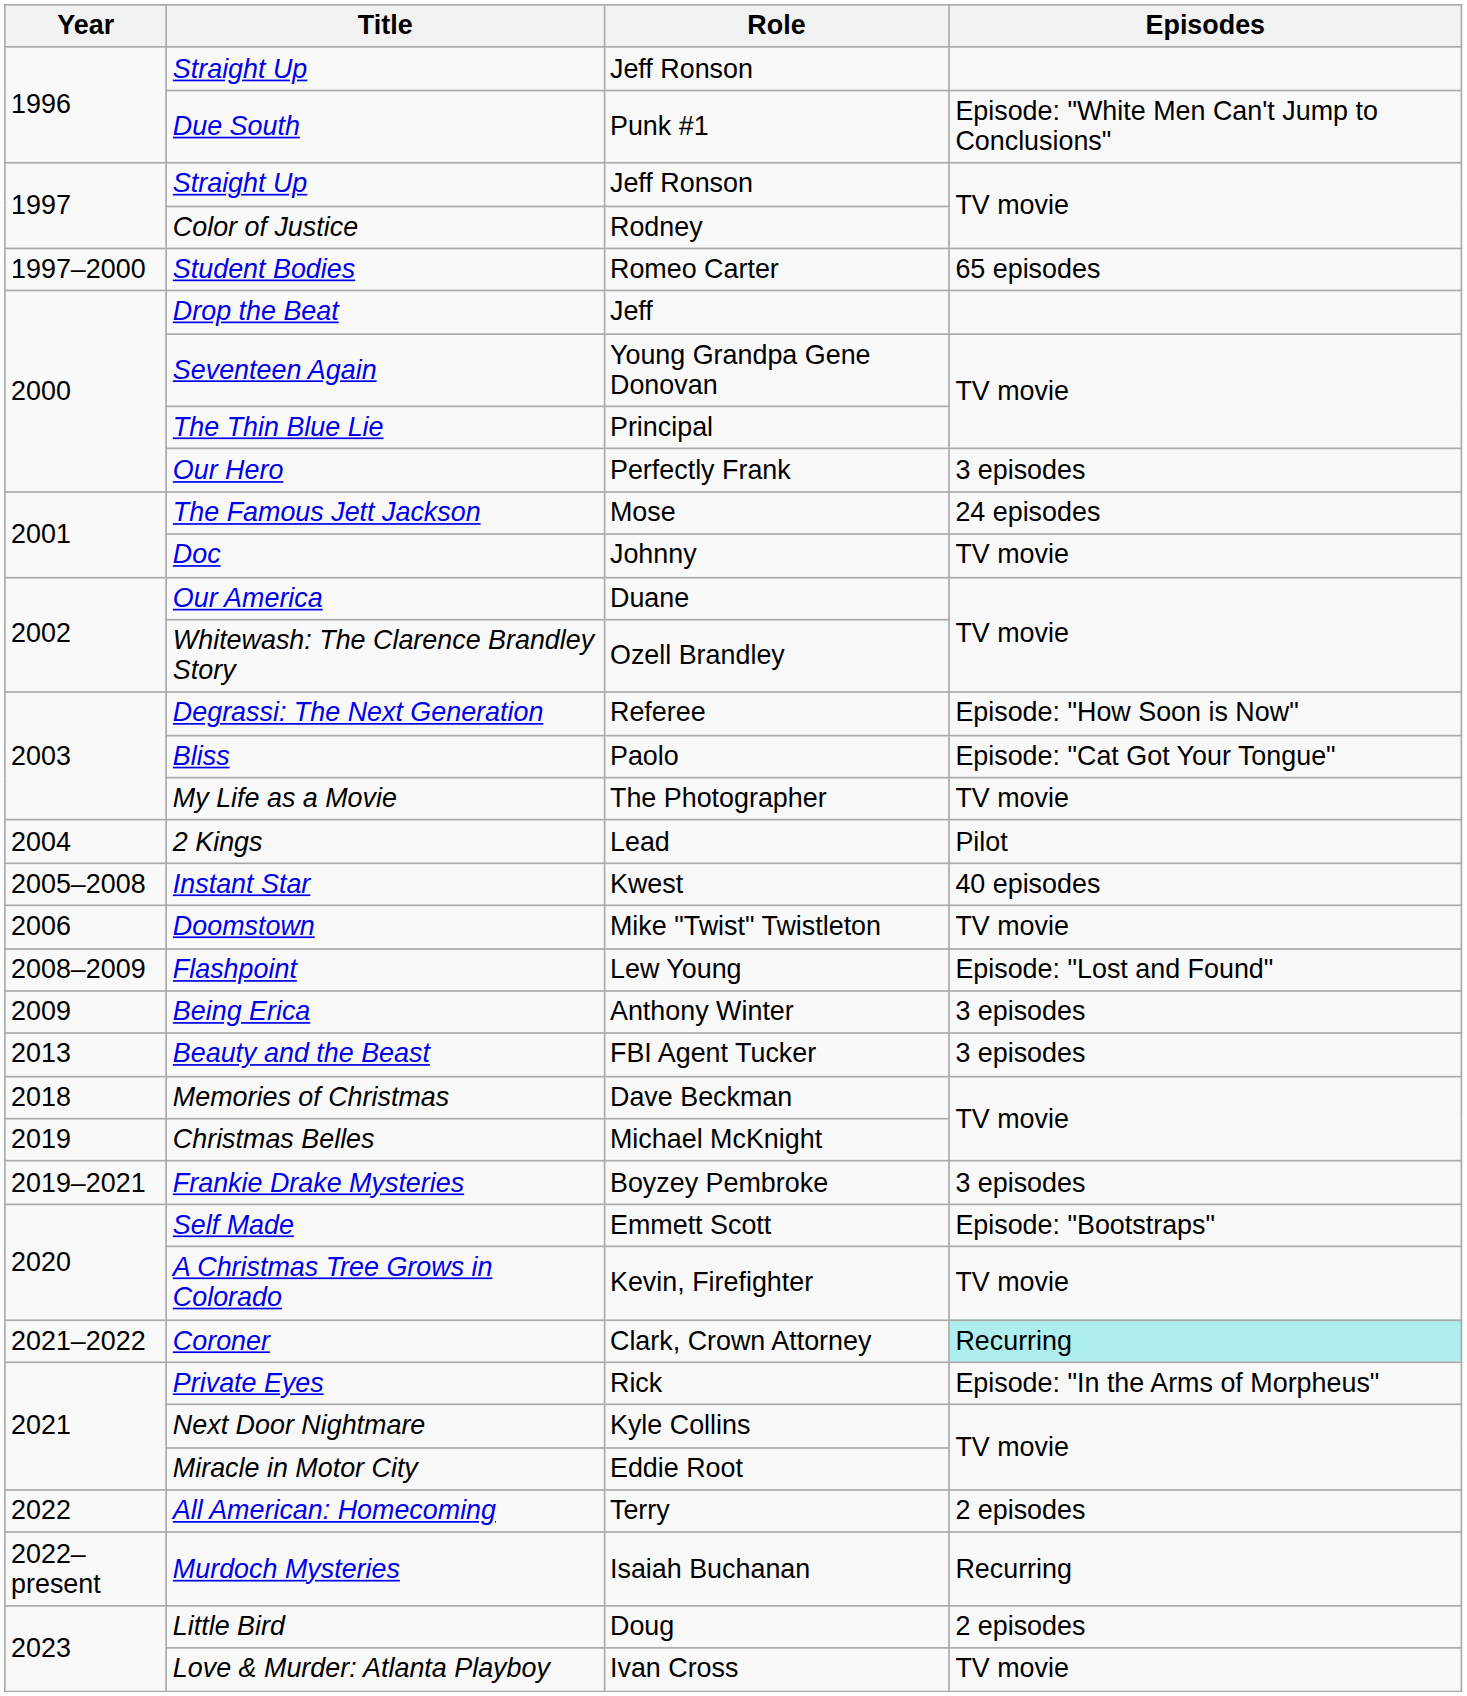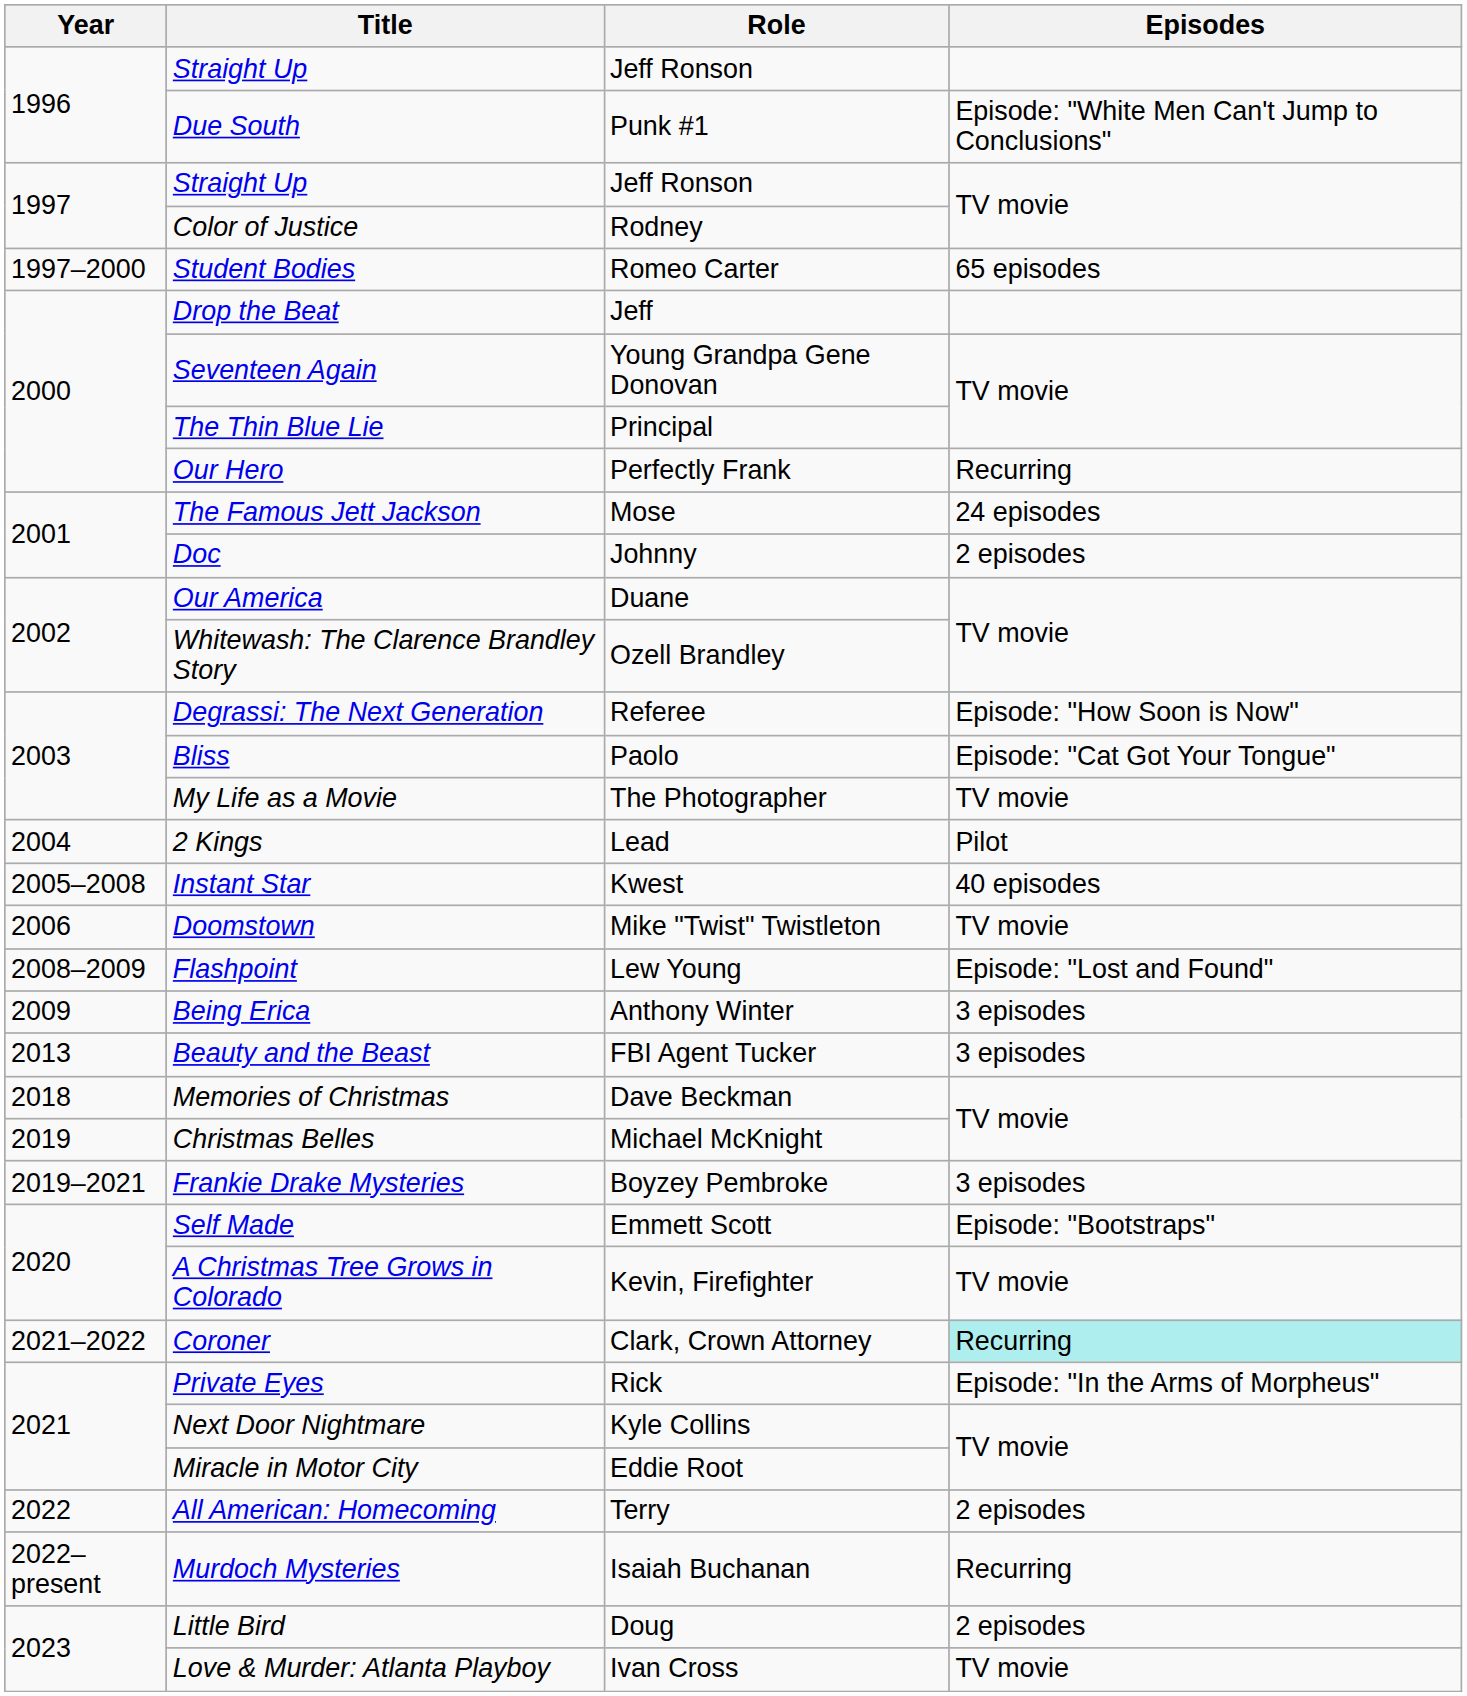(1020, 469) 3 episodes -> (1014, 469) Recurring
(1012, 555) TV movie -> (1020, 555) 2 episodes
